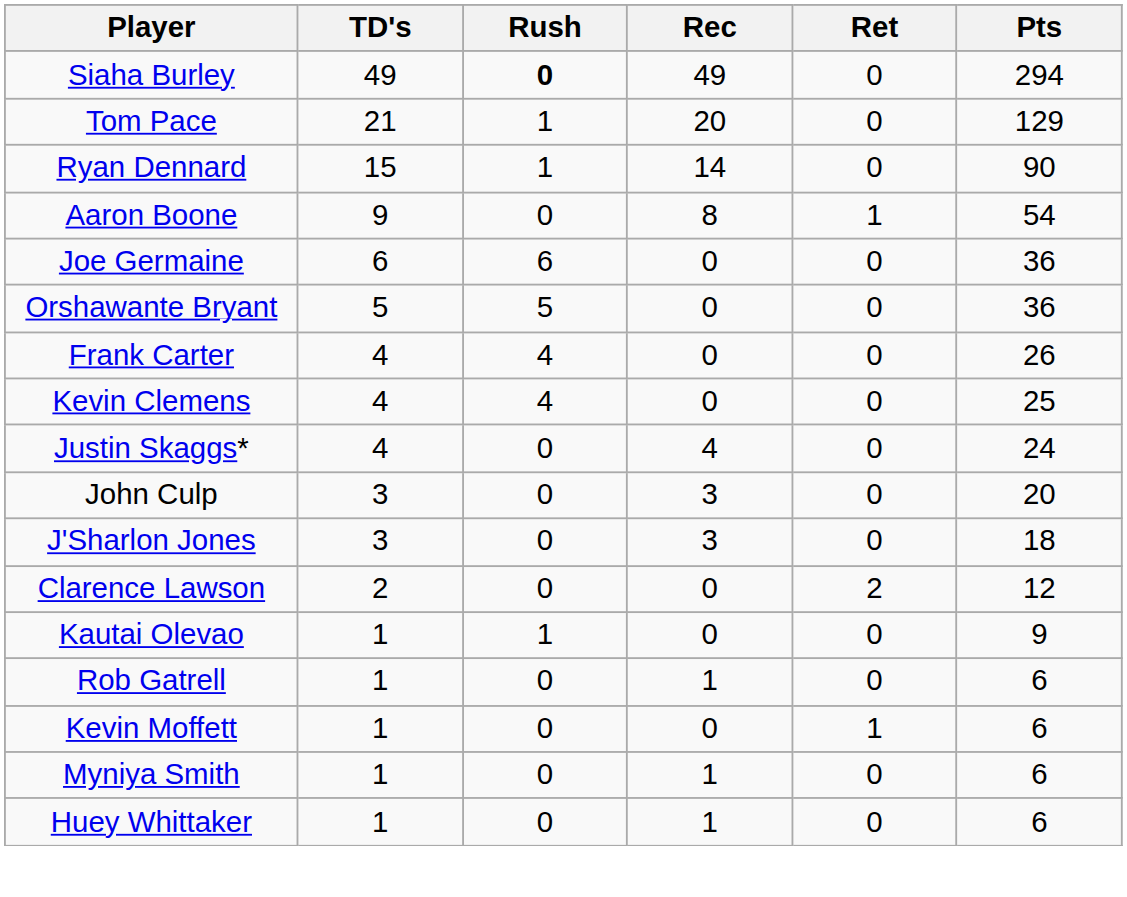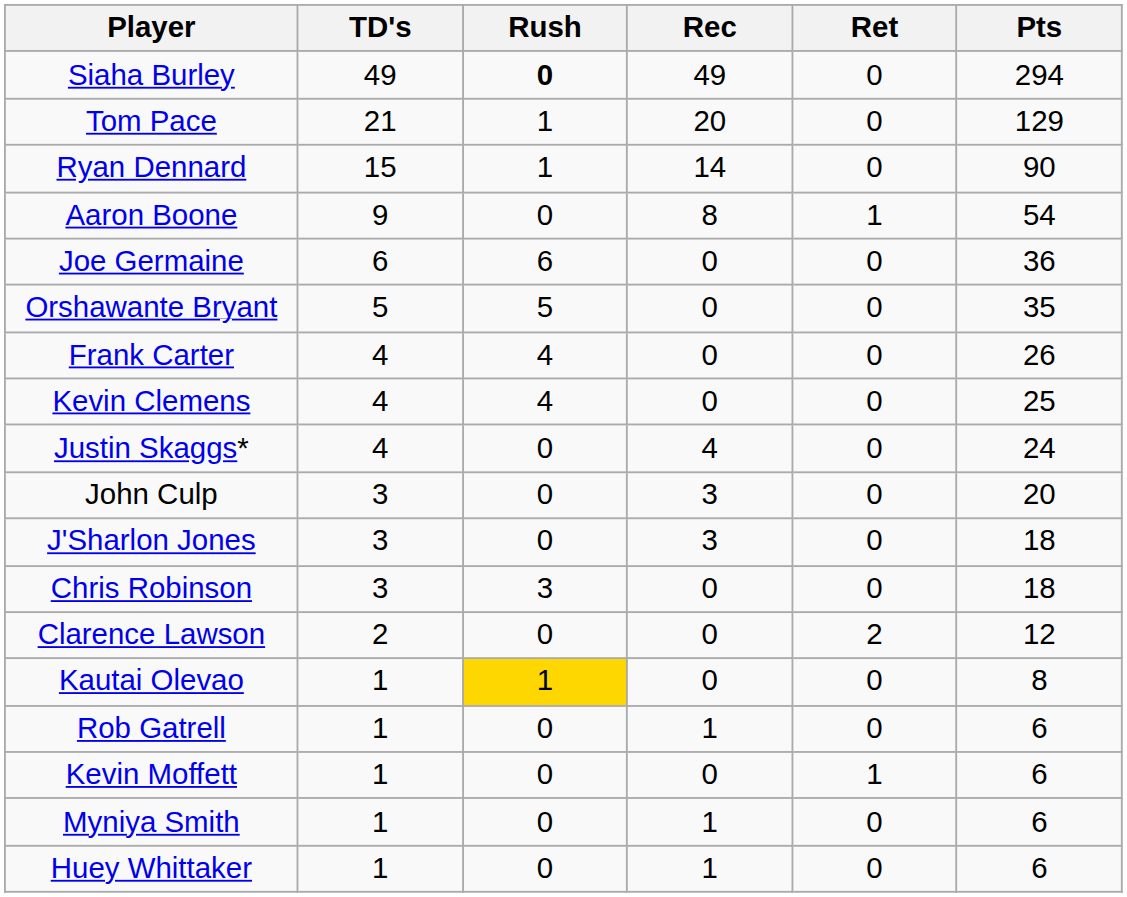(1039, 307) 36 -> (1039, 307) 35
+ row: (151, 588)
(545, 634) no background -> (545, 681) gold background
(1039, 634) 9 -> (1039, 681) 8
